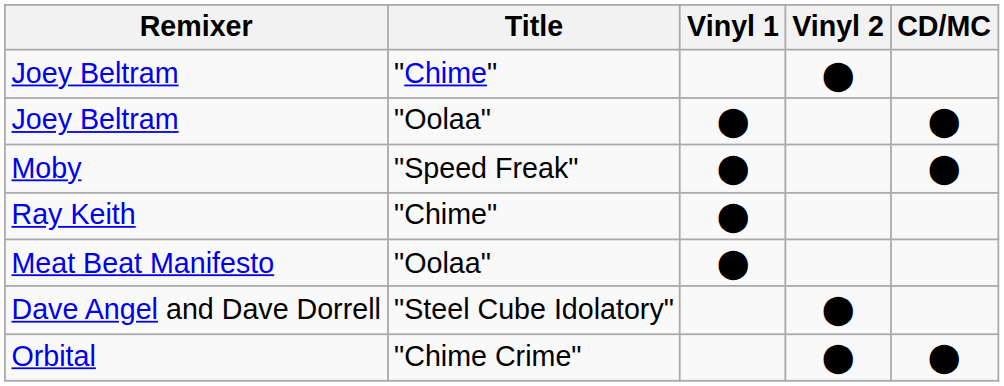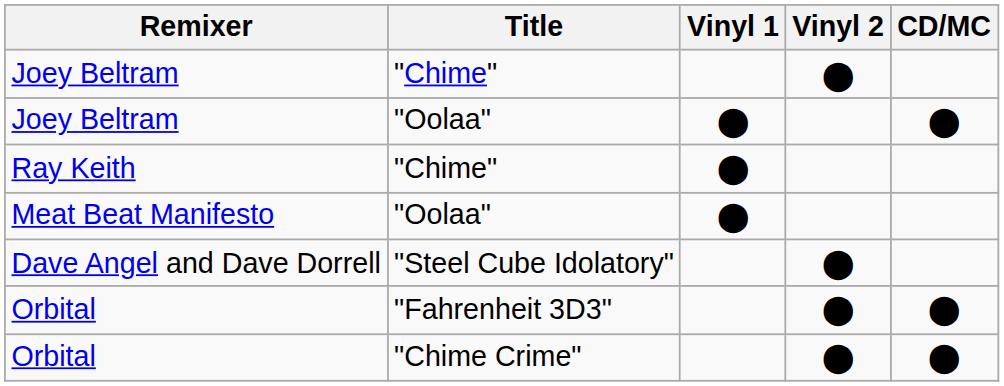- row: (47, 167)
+ row: (54, 309)
